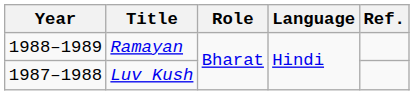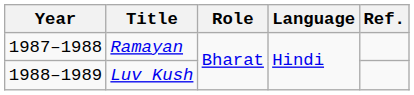(55, 47) 1988–1989 -> (55, 47) 1987–1988
(55, 75) 1987–1988 -> (55, 75) 1988–1989
